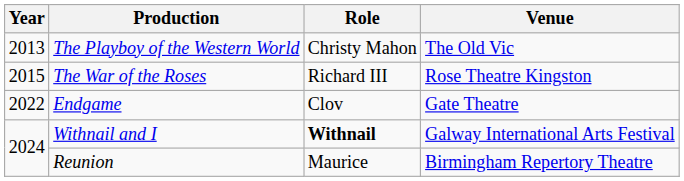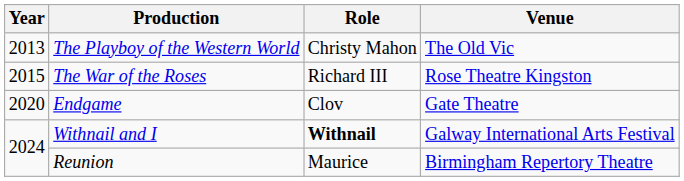(27, 104) 2022 -> (27, 104) 2020
